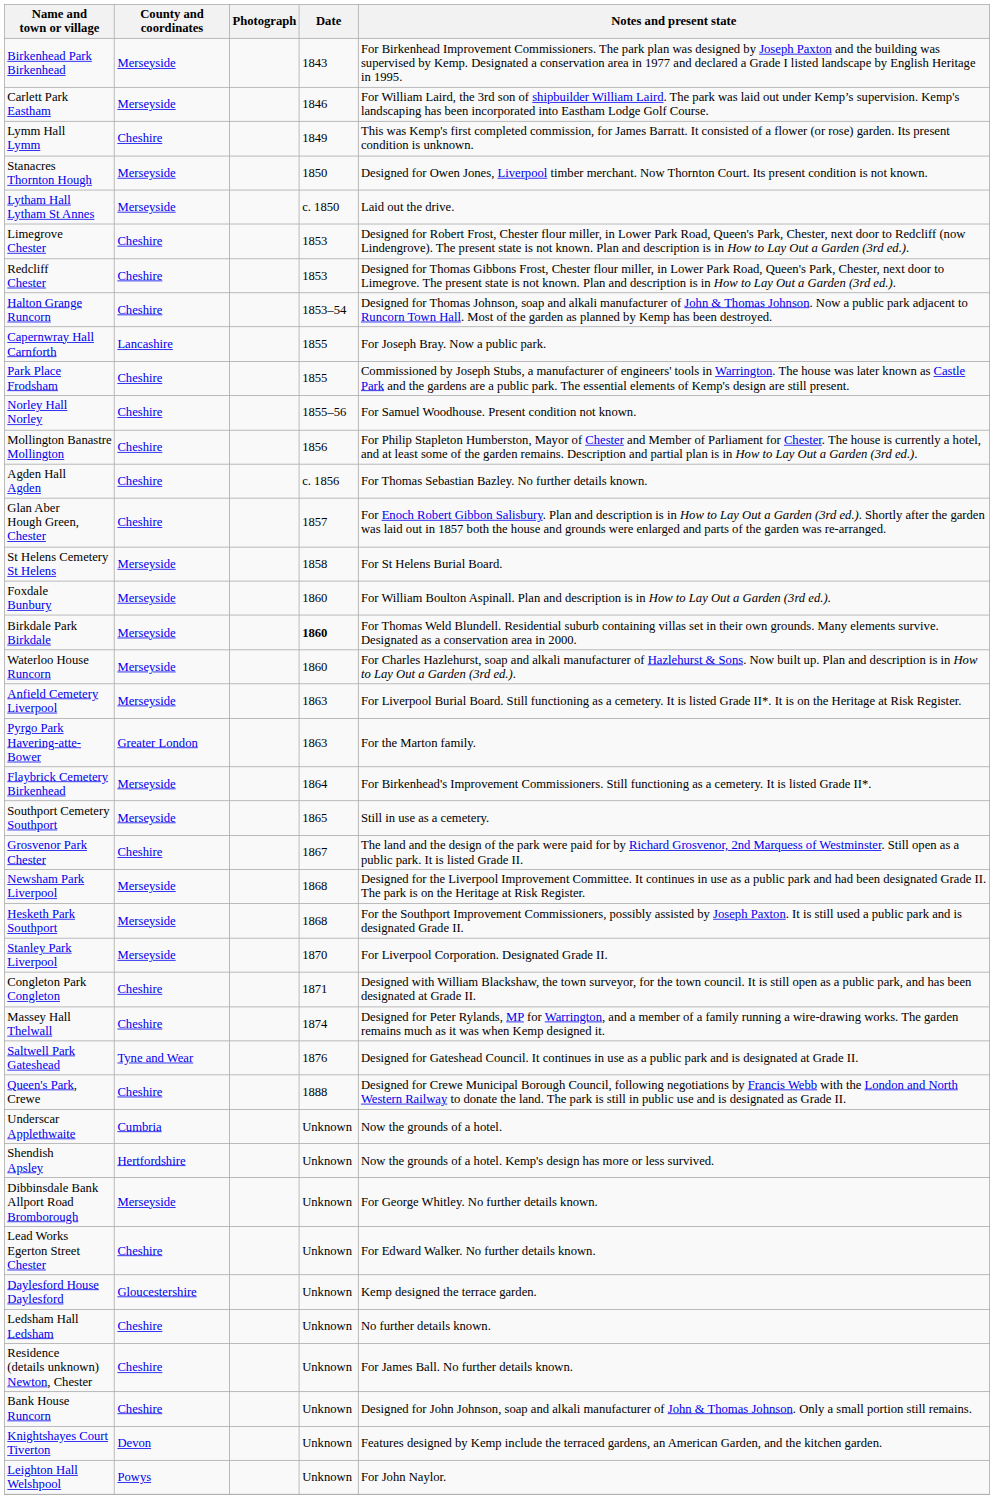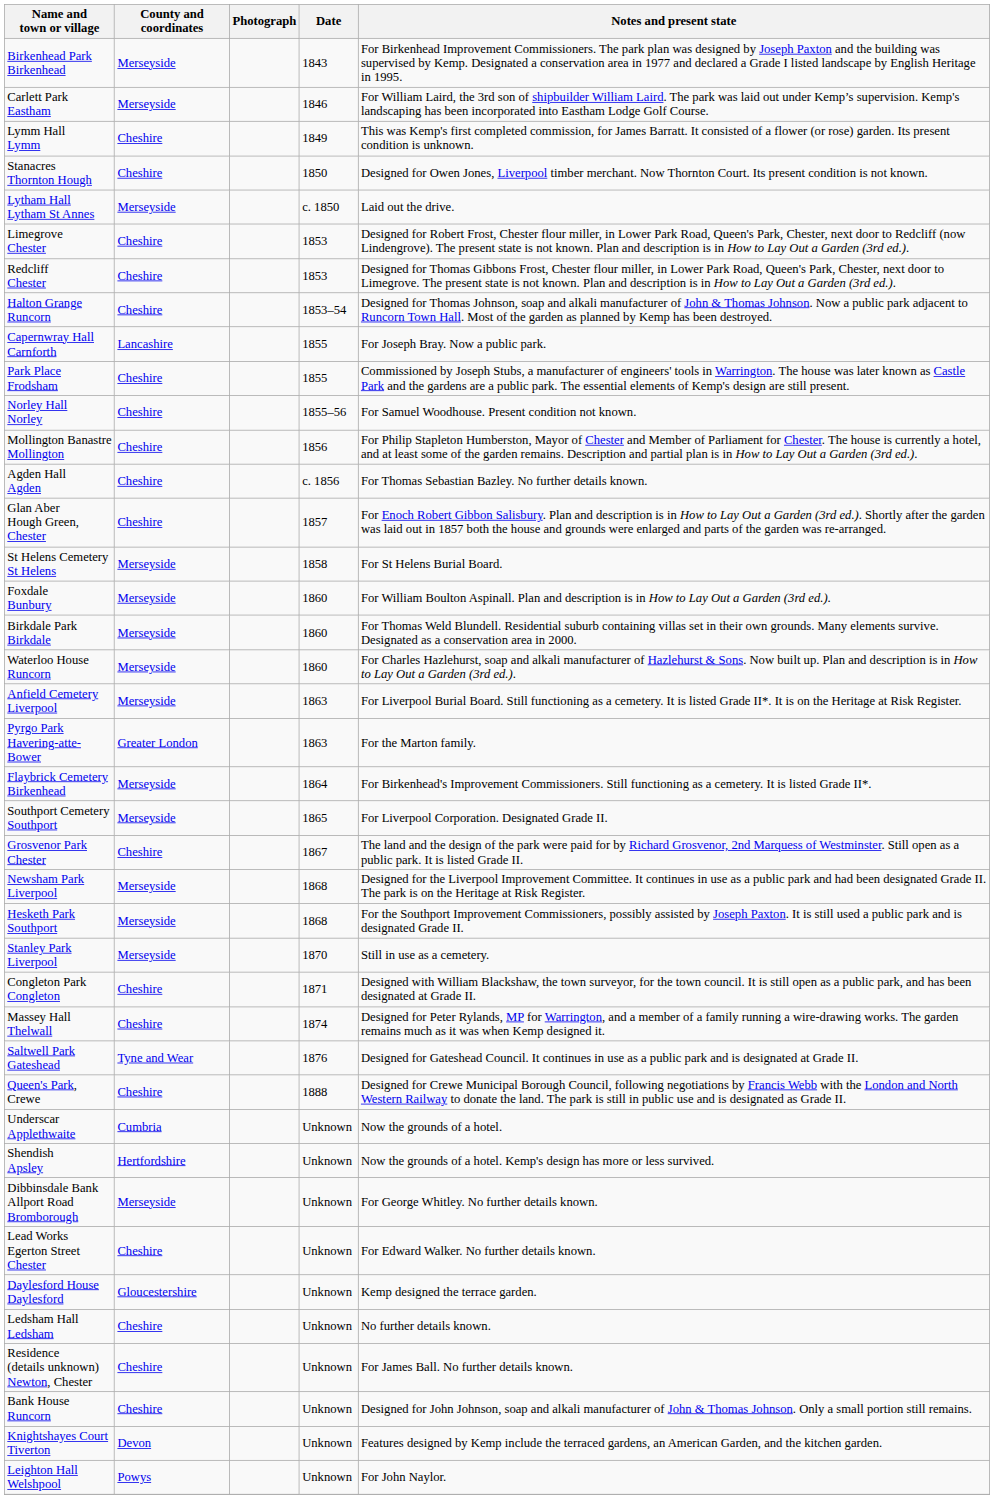(147, 172) Merseyside -> (140, 172) Cheshire
(315, 632) bold -> (315, 632) normal
(425, 818) Still in use as a cemetery. -> (484, 818) For Liverpool Corporation. Designated Grade II.
(484, 955) For Liverpool Corporation. Designated Grade II. -> (425, 955) Still in use as a cemetery.
